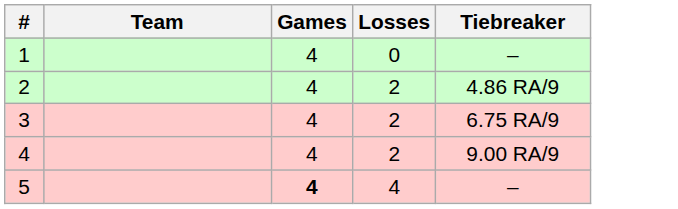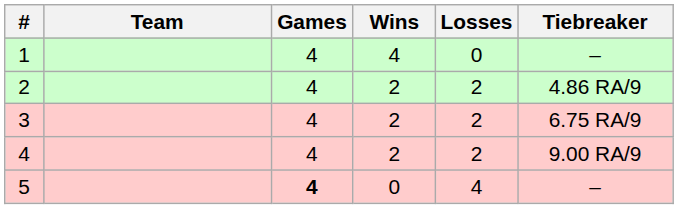+ column: (394, 22)
